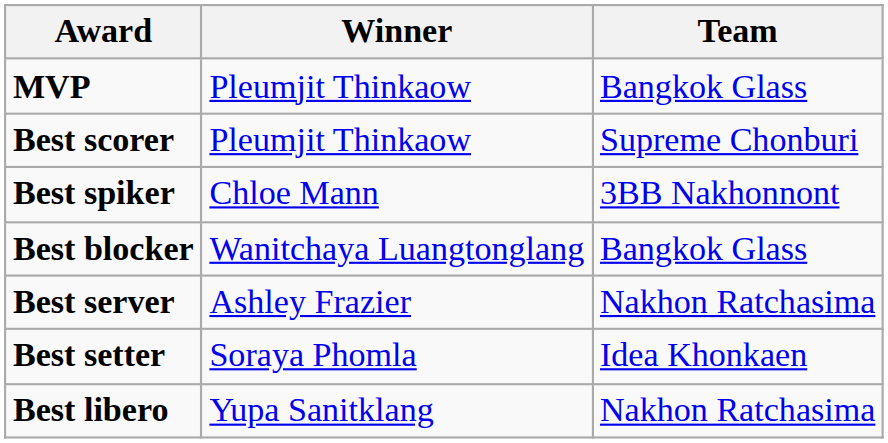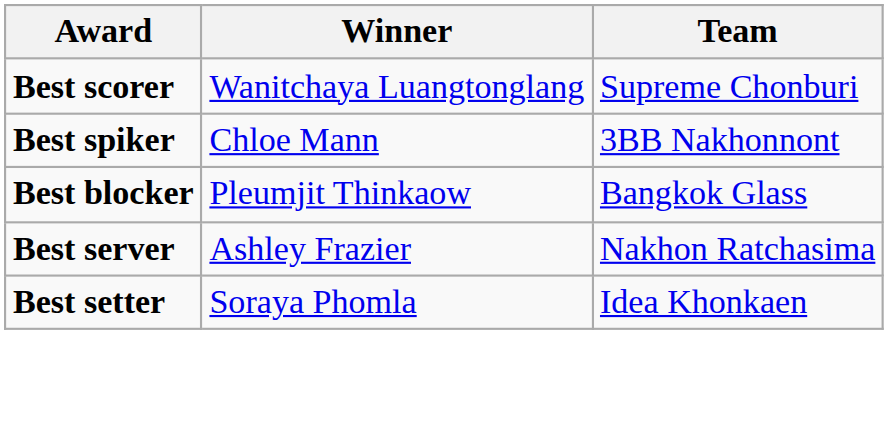- row: (52, 85)
(340, 139) Pleumjit Thinkaow -> (397, 85) Wanitchaya Luangtonglang
(397, 247) Wanitchaya Luangtonglang -> (340, 193) Pleumjit Thinkaow
- row: (91, 409)
